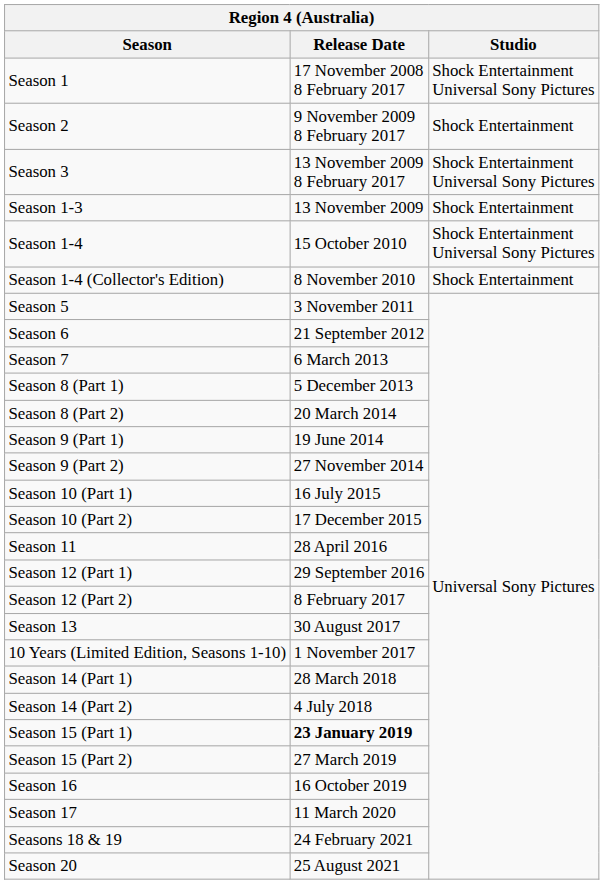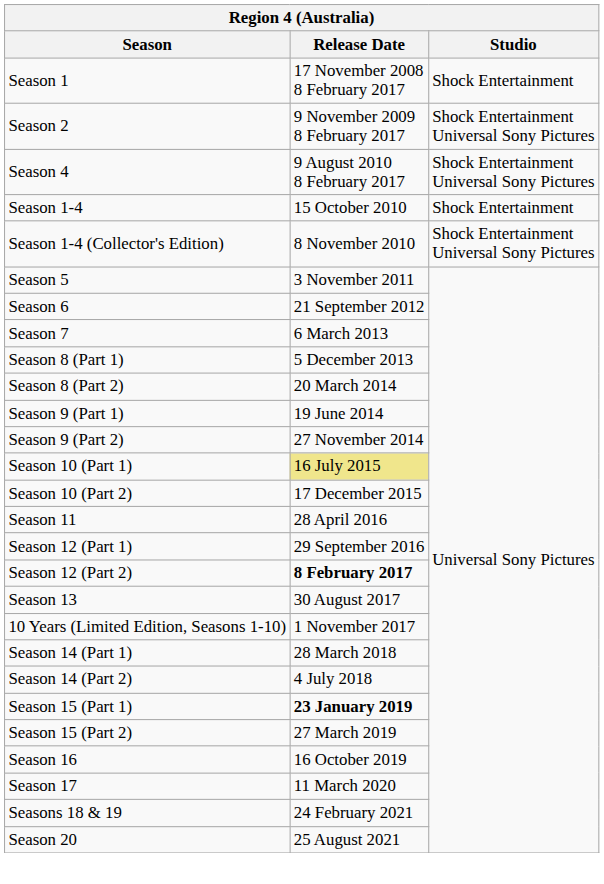(513, 80) Shock Entertainment Universal Sony Pictures -> (503, 80) Shock Entertainment
(503, 126) Shock Entertainment -> (513, 126) Shock Entertainment Universal Sony Pictures
- row: (38, 171)
- row: (45, 207)
+ row: (38, 171)
(513, 243) Shock Entertainment Universal Sony Pictures -> (503, 207) Shock Entertainment
(503, 279) Shock Entertainment -> (513, 243) Shock Entertainment Universal Sony Pictures
(337, 493) no background -> (337, 466) khaki background
(349, 599) normal -> (353, 573) bold
